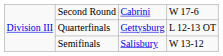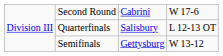(142, 28) Gettysburg -> (139, 28) Salisbury
(139, 43) Salisbury -> (142, 43) Gettysburg
